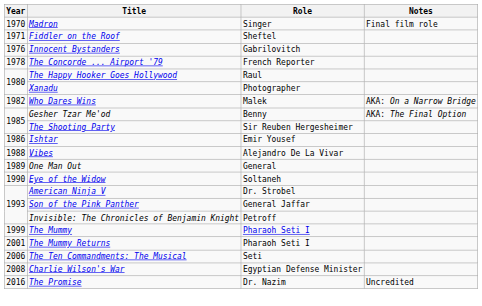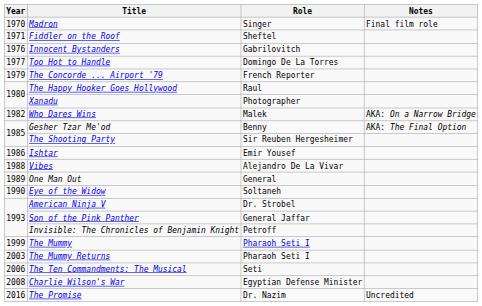+ row: (70, 62)
(16, 62) 1978 -> (16, 75) 1979
(16, 243) 2001 -> (16, 256) 2003
